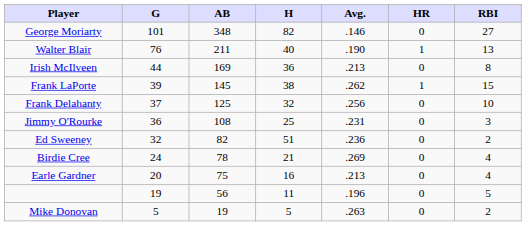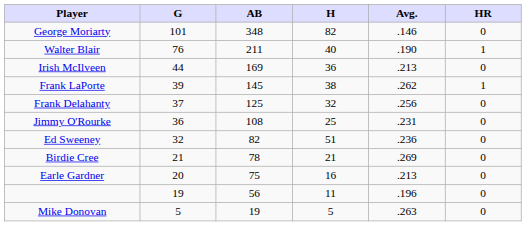- column: (488, 13)
(156, 157) 24 -> (178, 157) 21
